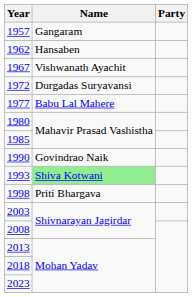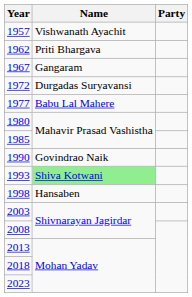(59, 31) Gangaram -> (80, 31) Vishwanath Ayachit
(57, 49) Hansaben -> (68, 49) Priti Bhargava
(80, 67) Vishwanath Ayachit -> (59, 67) Gangaram
(68, 193) Priti Bhargava -> (57, 193) Hansaben
